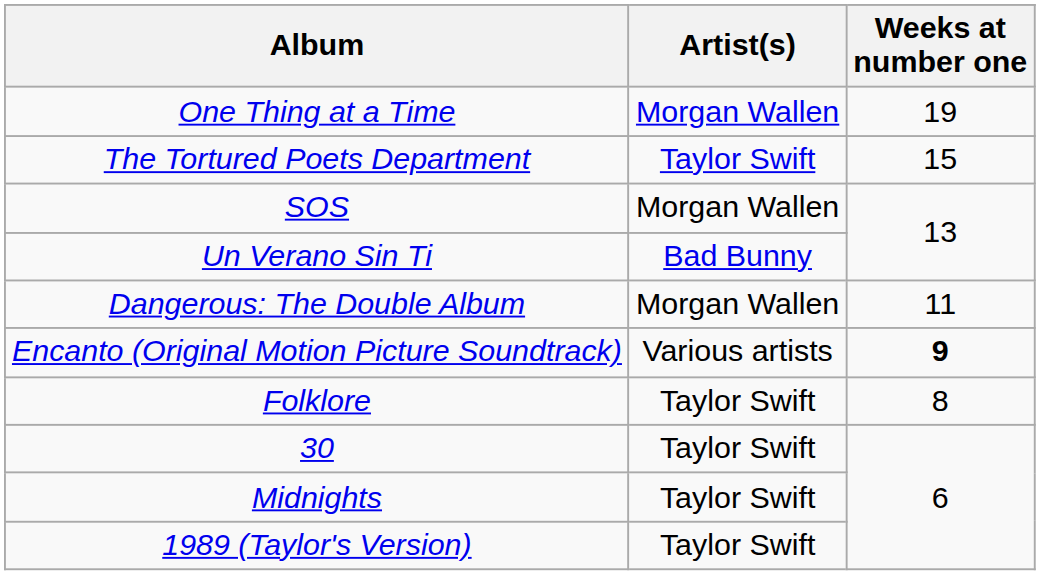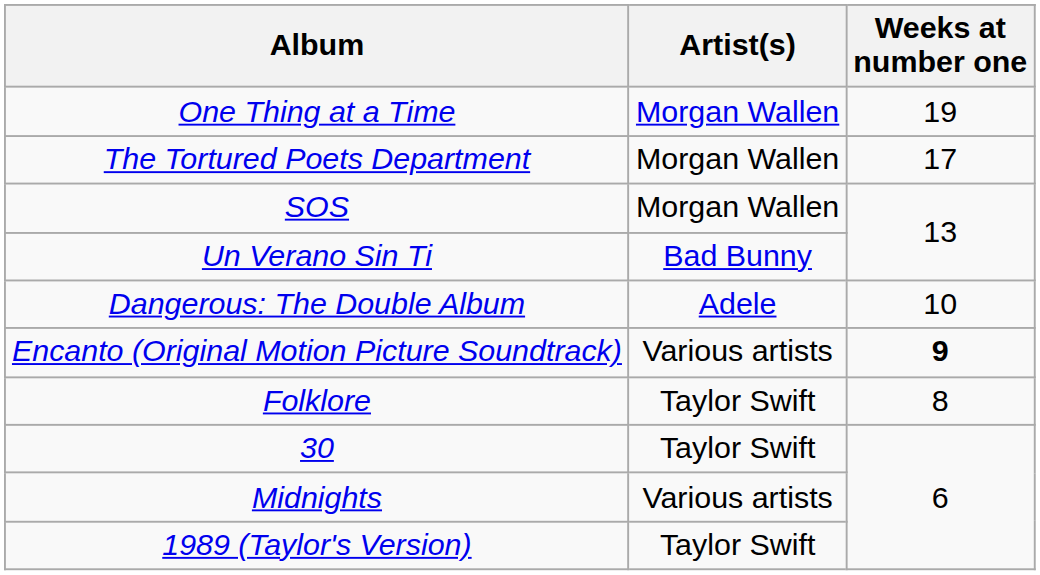(738, 159) Taylor Swift -> (738, 159) Morgan Wallen
(940, 159) 15 -> (940, 159) 17
(738, 303) Morgan Wallen -> (738, 303) Adele
(940, 303) 11 -> (940, 303) 10
(738, 496) Taylor Swift -> (738, 496) Various artists
